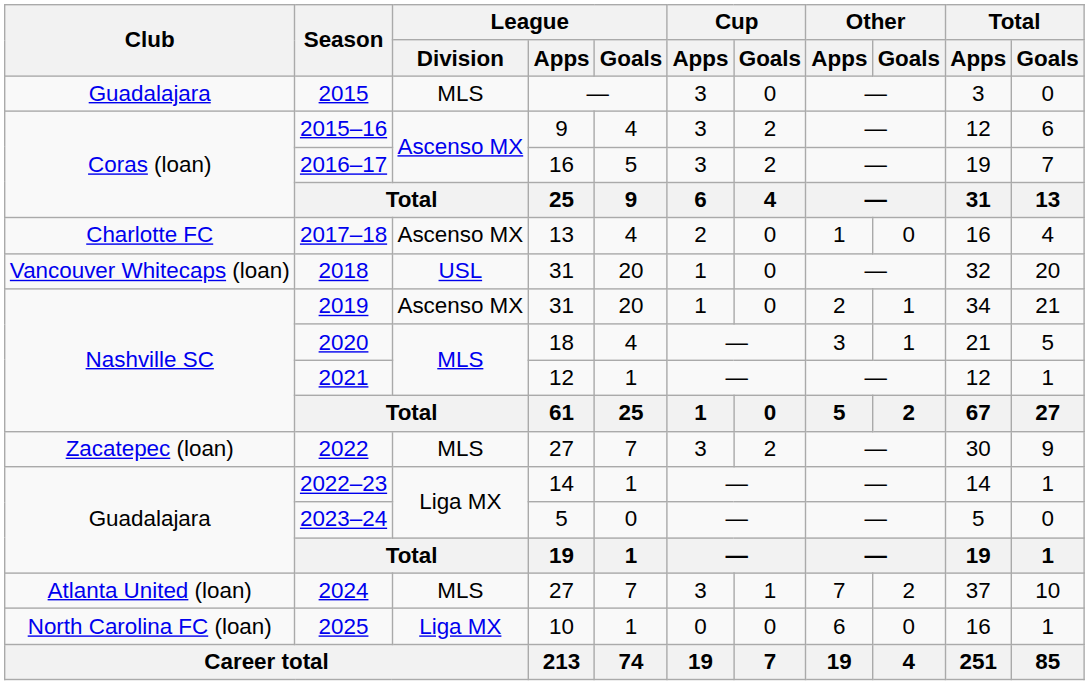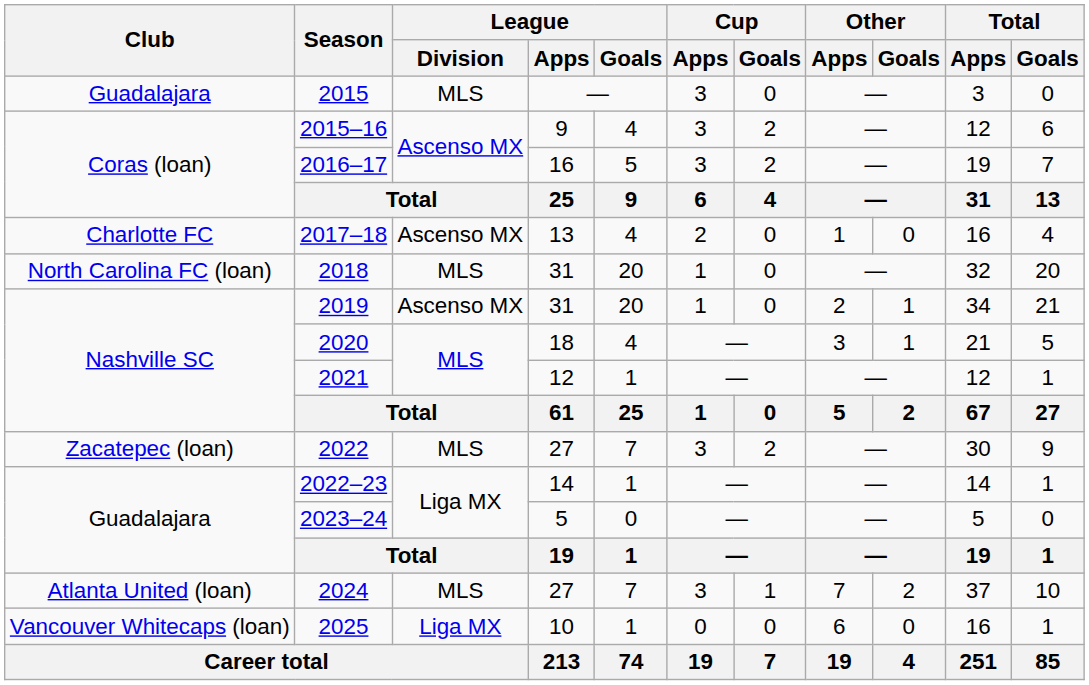(150, 270) Vancouver Whitecaps (loan) -> (150, 270) North Carolina FC (loan)
(460, 270) USL -> (460, 270) MLS
(150, 626) North Carolina FC (loan) -> (150, 626) Vancouver Whitecaps (loan)
